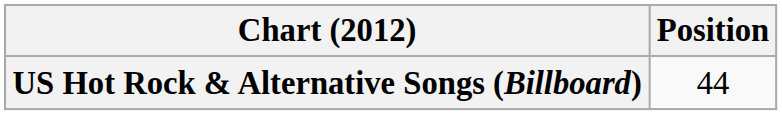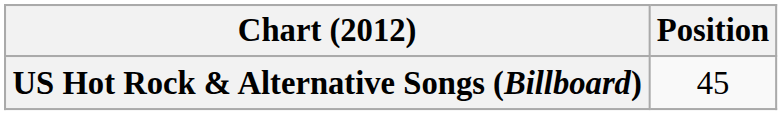(713, 82) 44 -> (713, 82) 45
